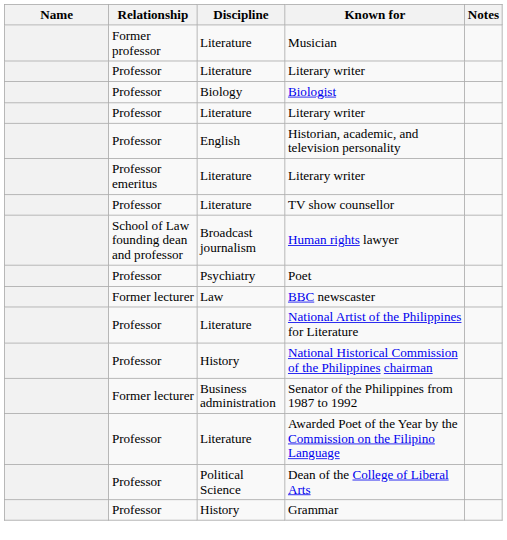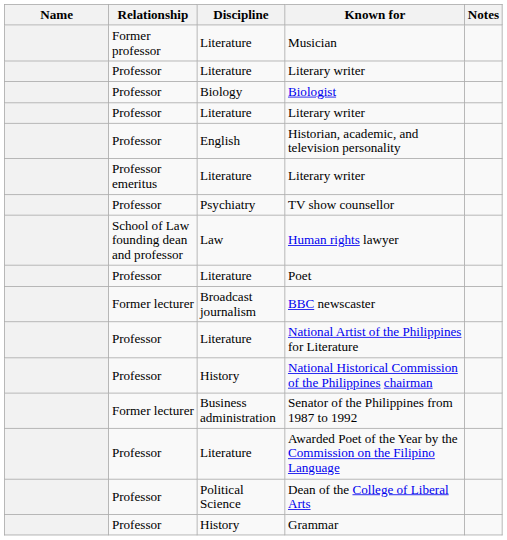(226, 204) Literature -> (228, 204) Psychiatry
(228, 240) Broadcast journalism -> (212, 240) Law
(228, 275) Psychiatry -> (226, 275) Literature
(212, 296) Law -> (228, 304) Broadcast journalism
